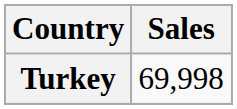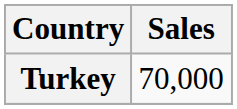(181, 78) 69,998 -> (181, 78) 70,000
